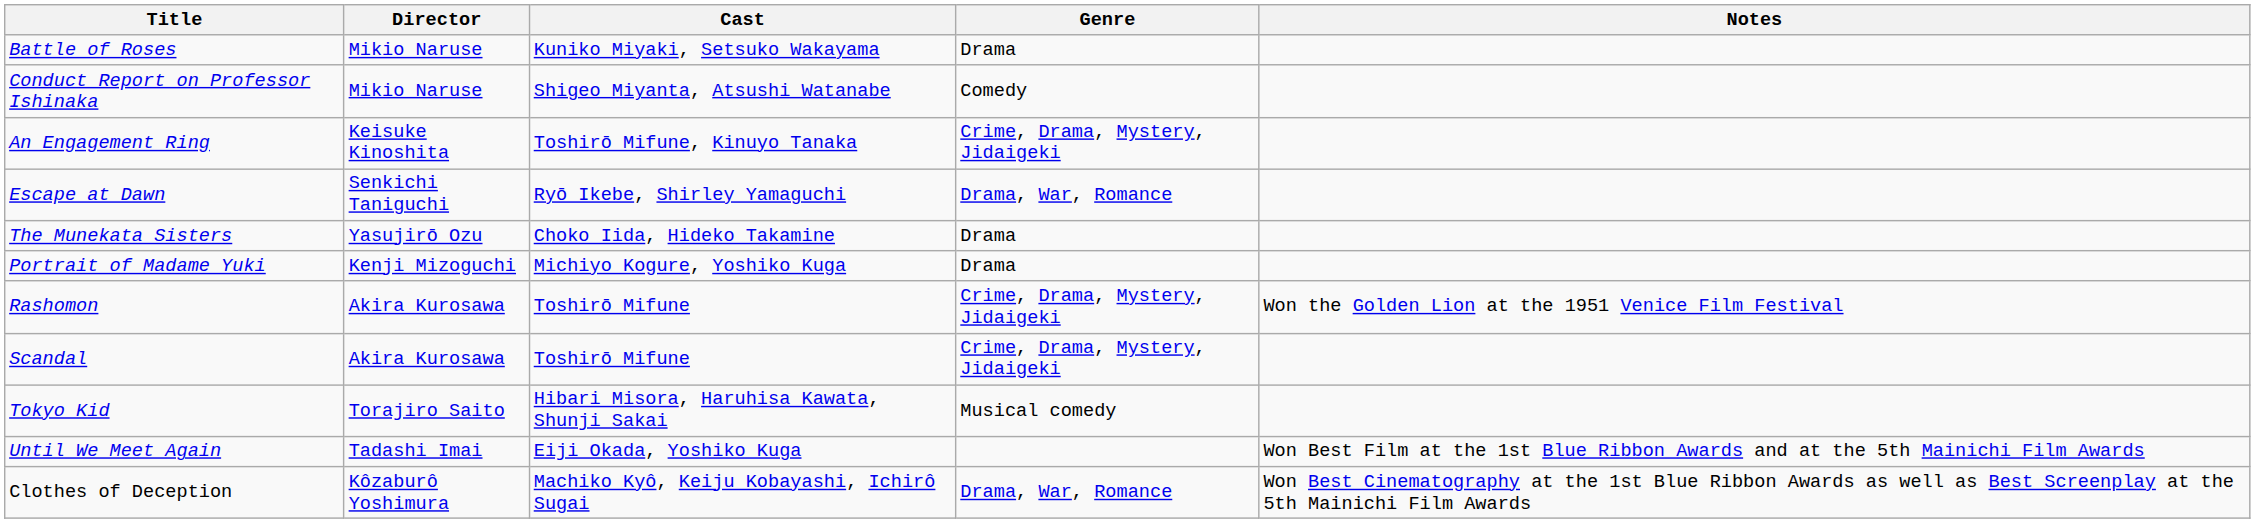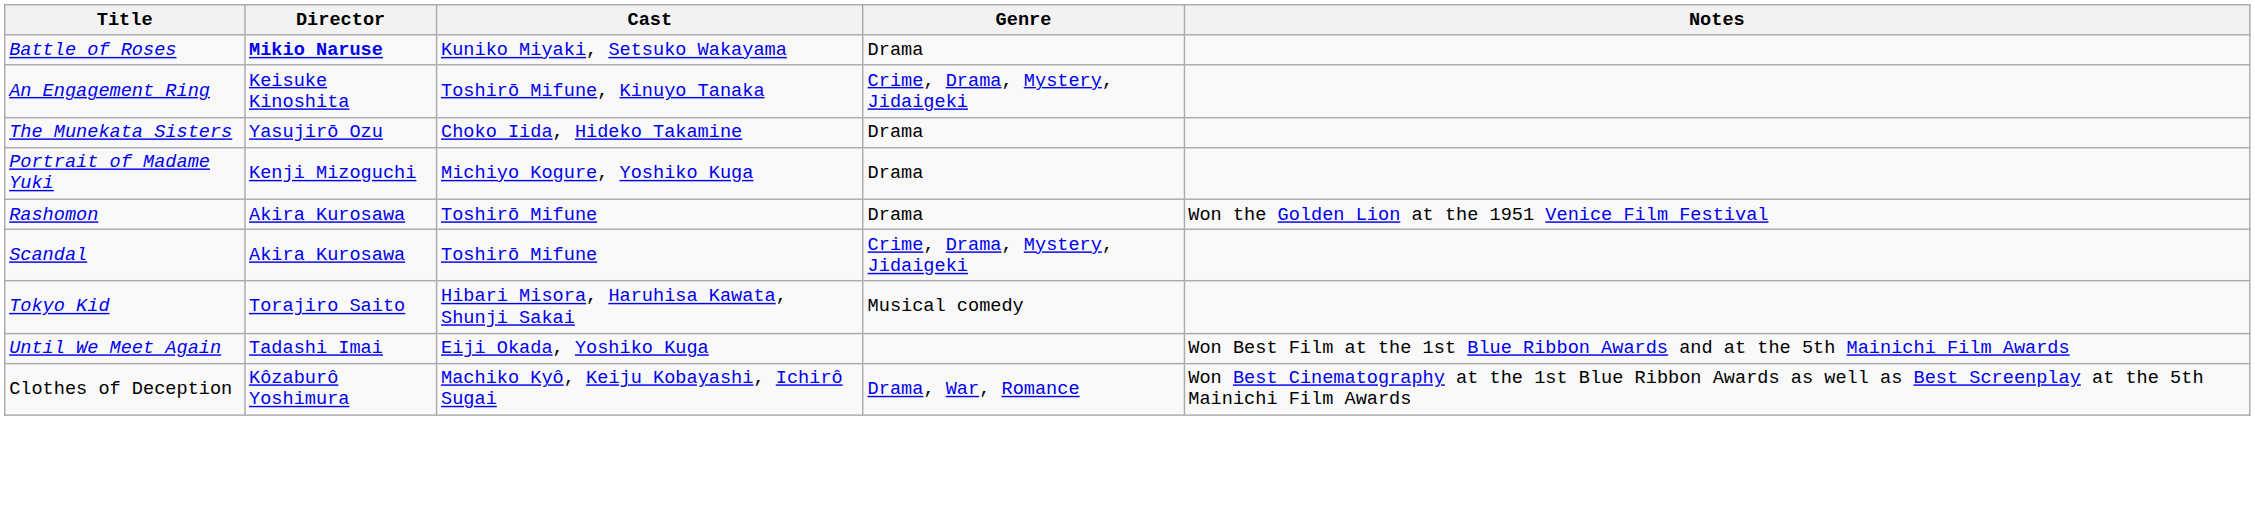(416, 50) normal -> (316, 50) bold
- row: (160, 91)
- row: (87, 195)
(1083, 307) Crime, Drama, Mystery, Jidaigeki -> (895, 214) Drama
